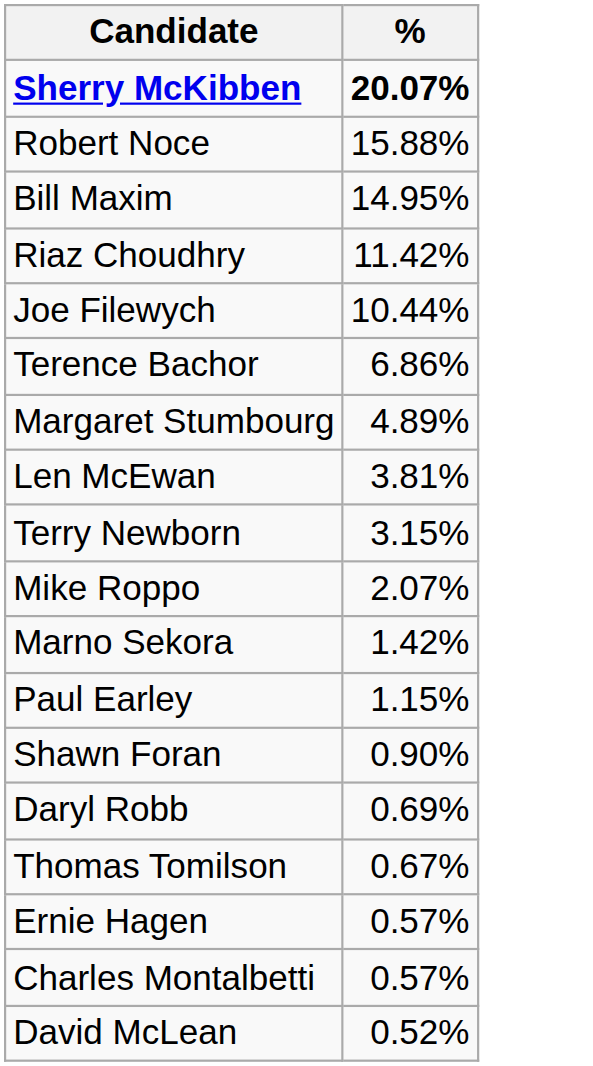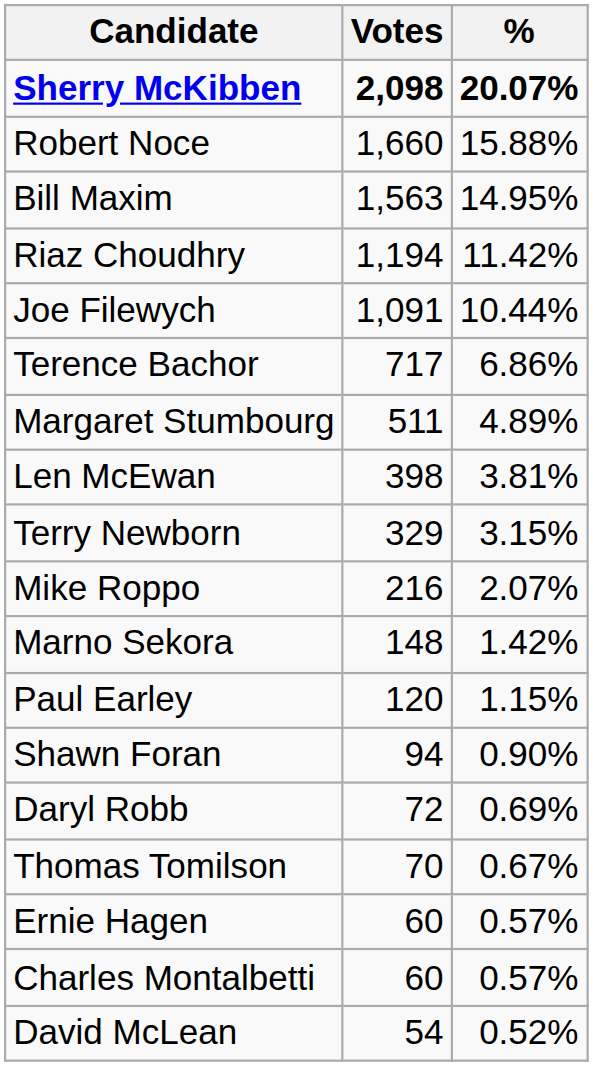+ column: (397, 32)
